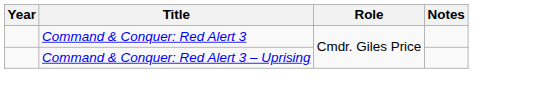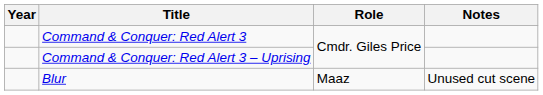+ row: (54, 79)
